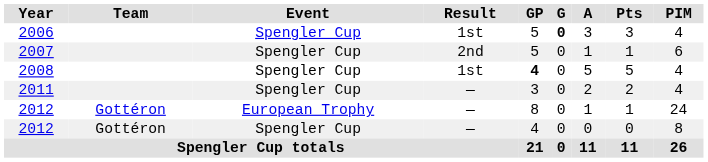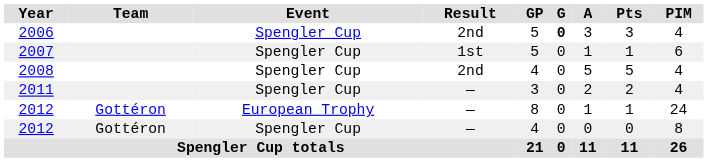(470, 33) 1st -> (470, 33) 2nd
(470, 52) 2nd -> (470, 52) 1st
(470, 71) 1st -> (470, 71) 2nd
(535, 71) bold -> (535, 71) normal
